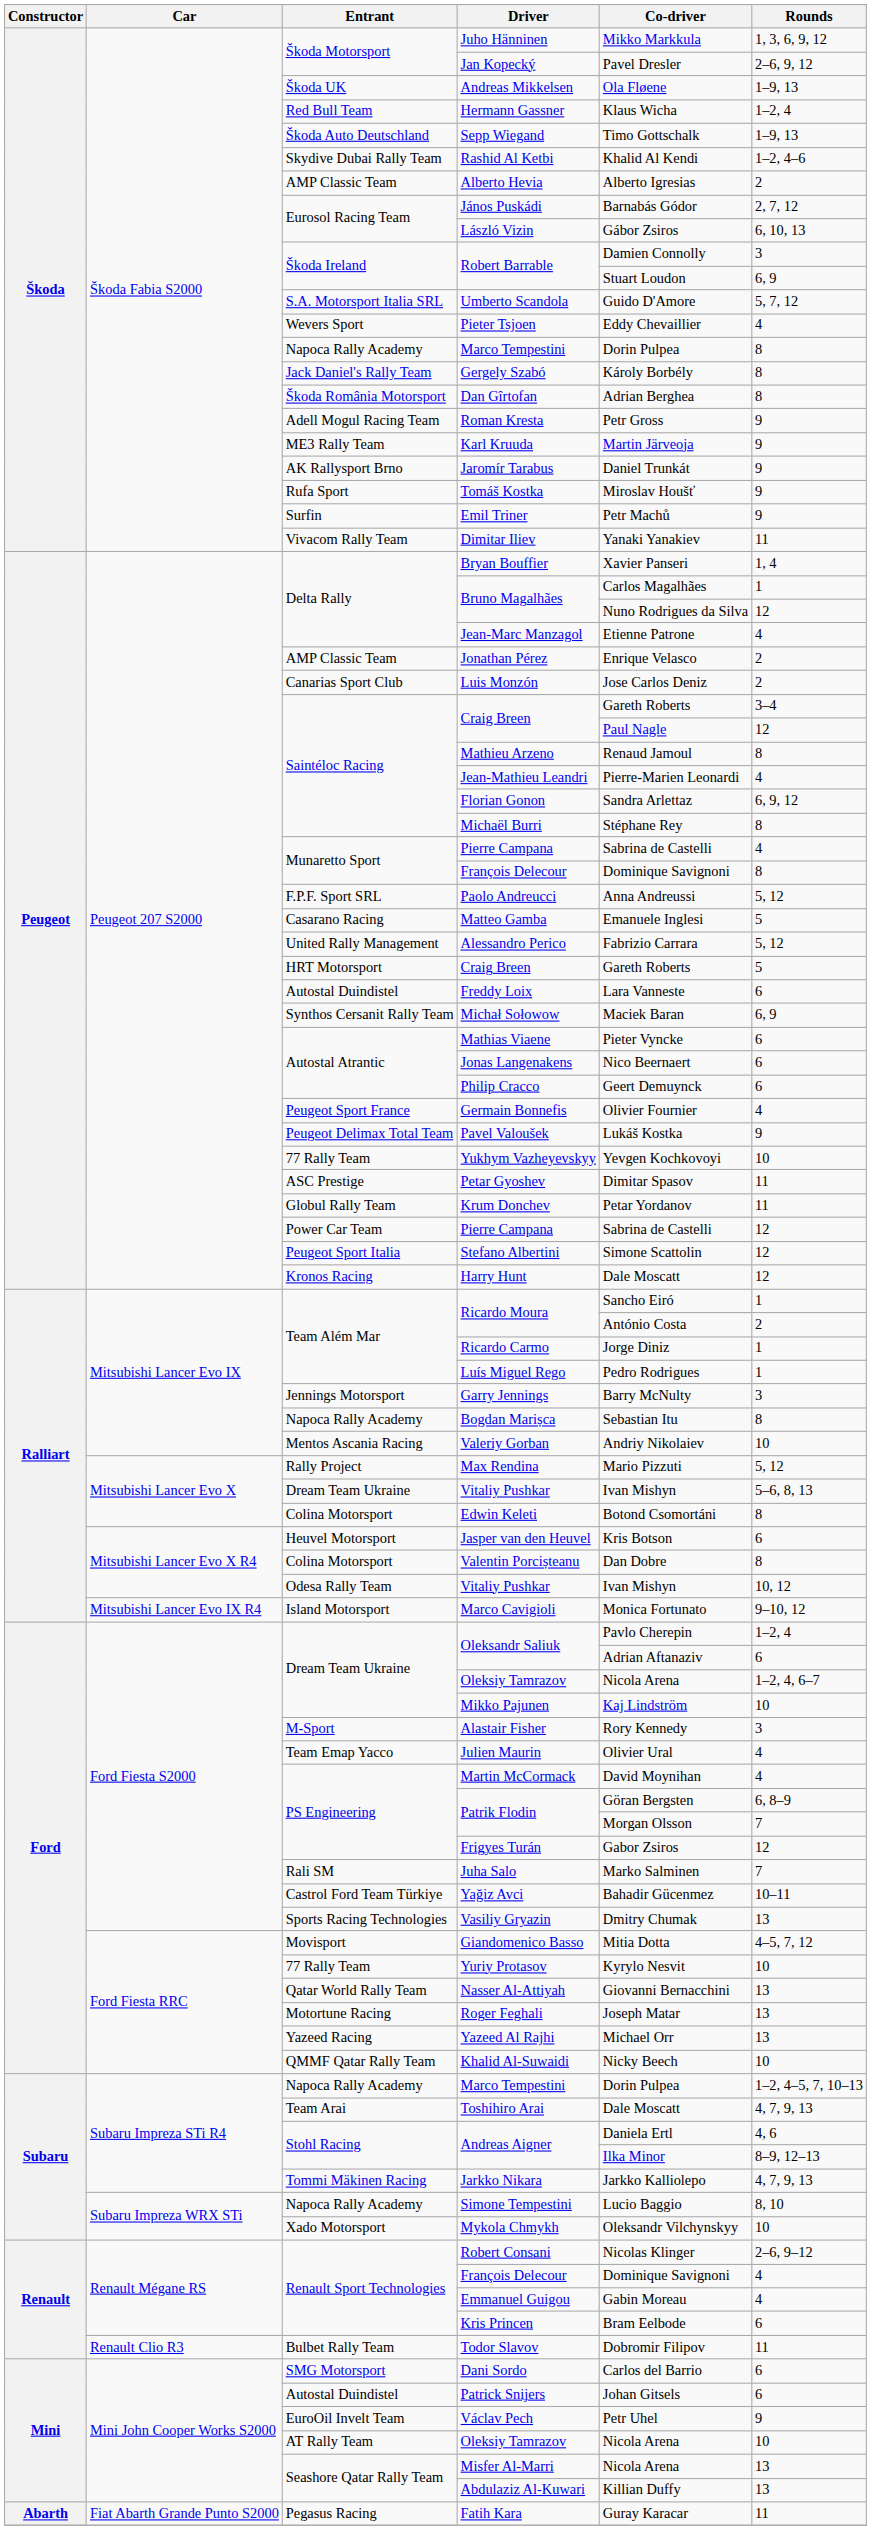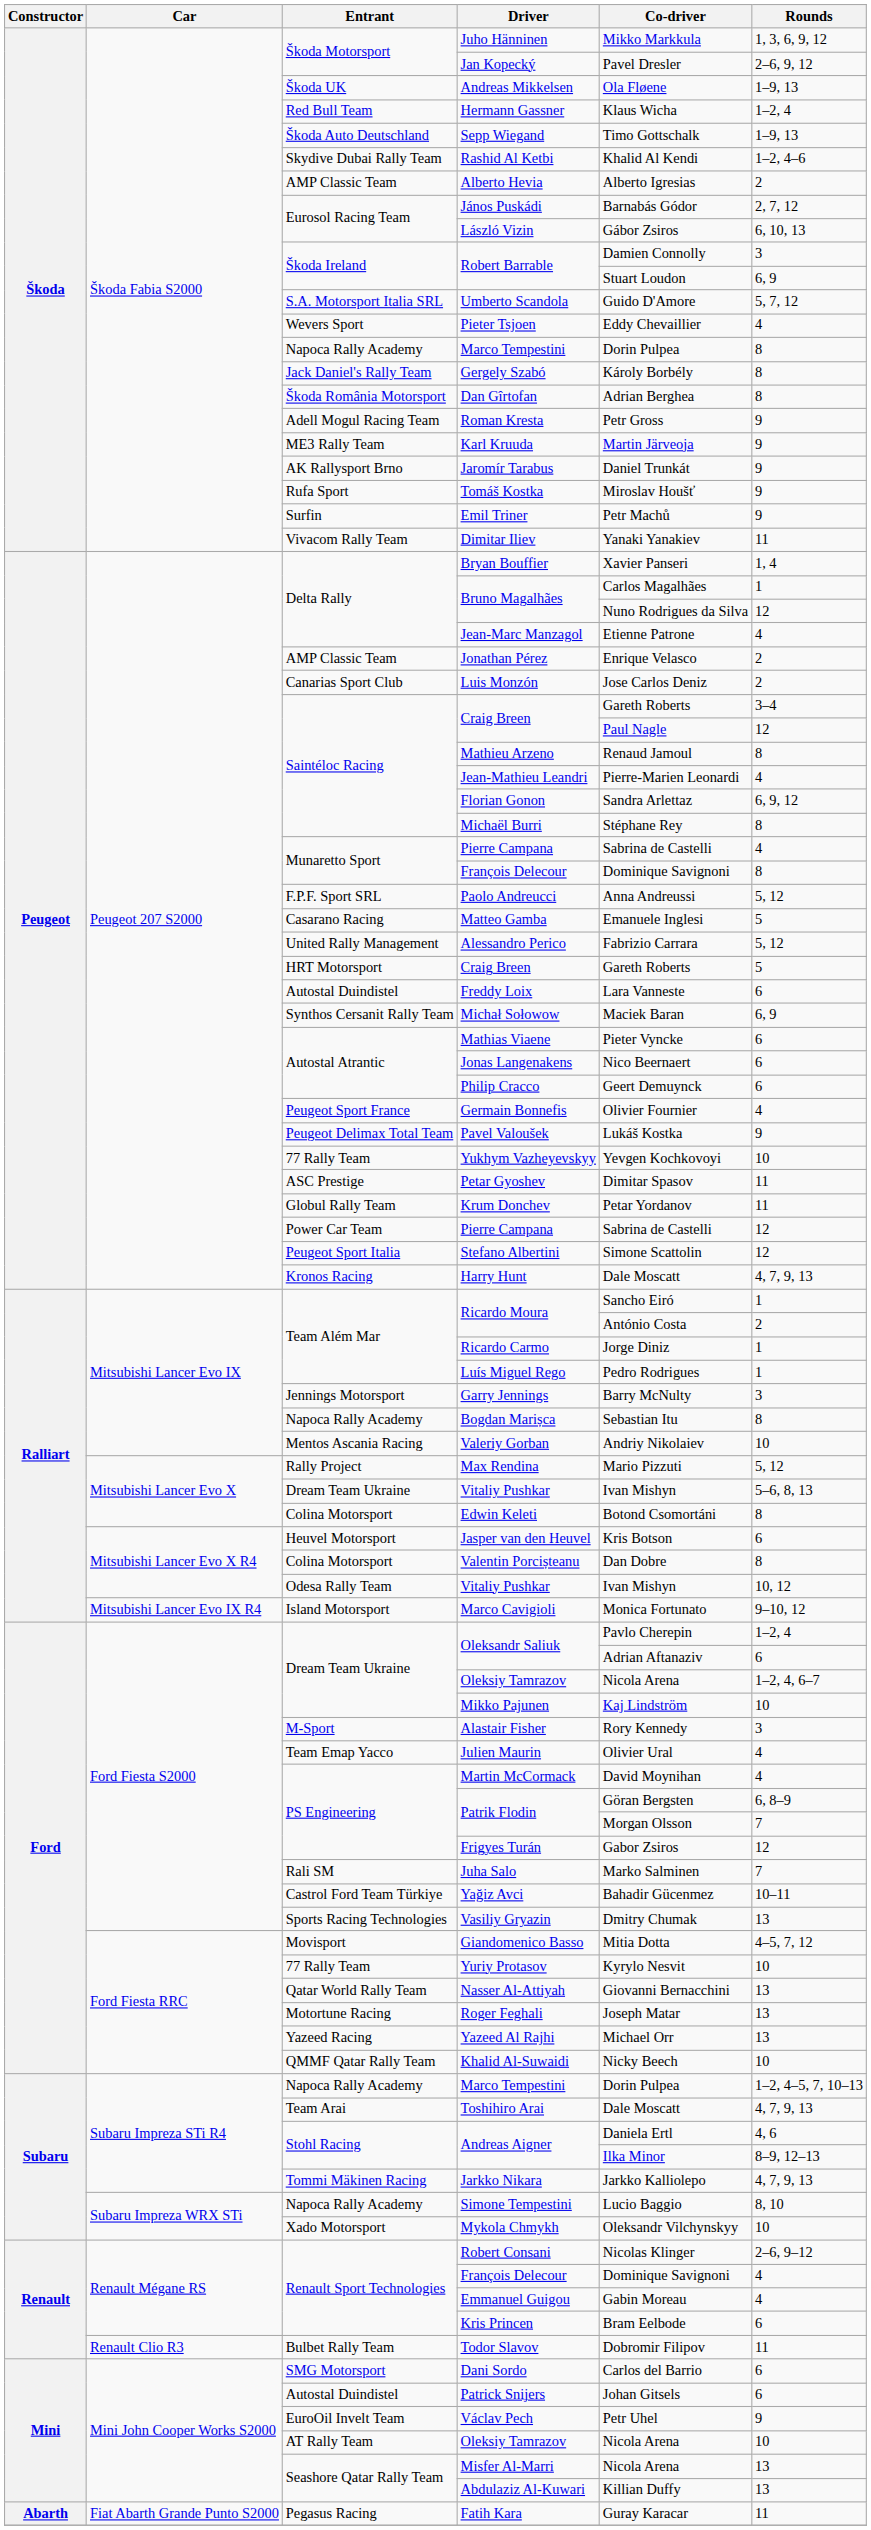(762, 1276) 12 -> (784, 1276) 4, 7, 9, 13
